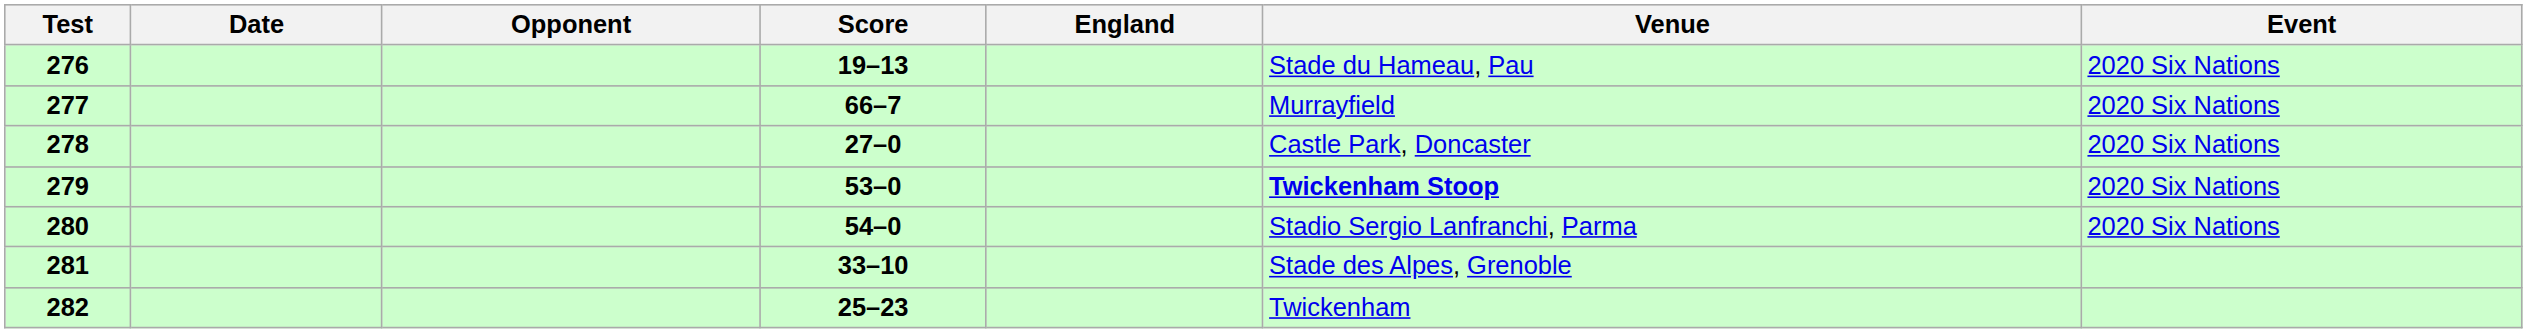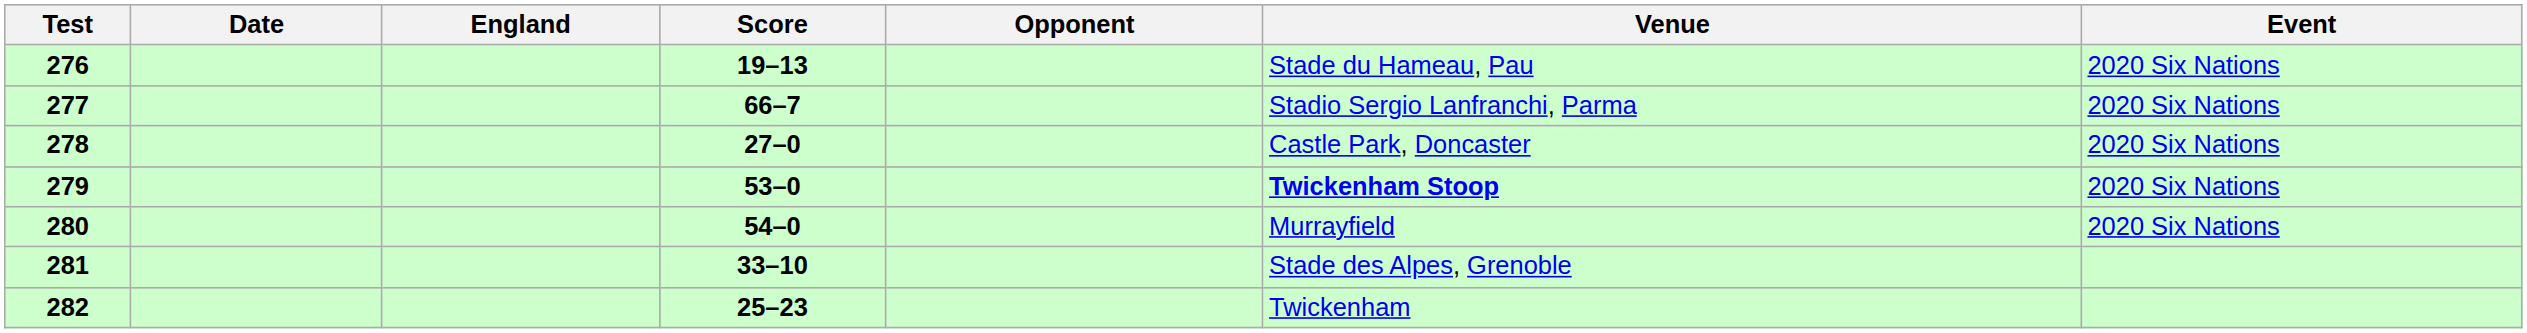columns swapped: (1125, 24) <-> (571, 24)
(1332, 105) Murrayfield -> (1453, 105) Stadio Sergio Lanfranchi, Parma
(1453, 226) Stadio Sergio Lanfranchi, Parma -> (1332, 226) Murrayfield
